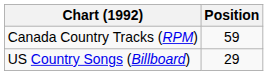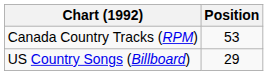(232, 37) 59 -> (232, 37) 53
